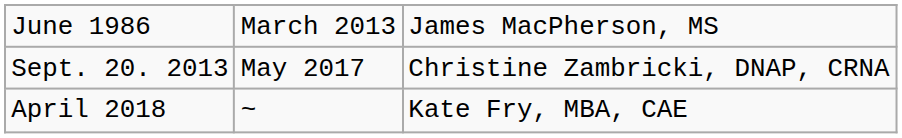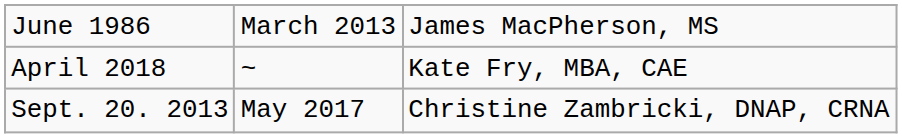rows swapped: (120, 68) <-> (89, 110)
